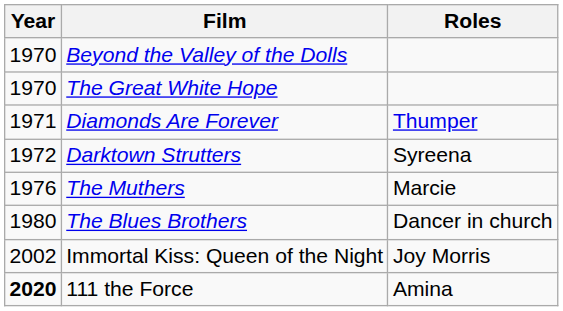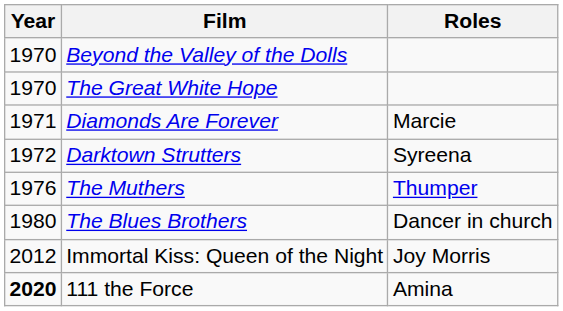(435, 121) Thumper -> (425, 121) Marcie
(425, 188) Marcie -> (435, 188) Thumper
(33, 255) 2002 -> (33, 255) 2012
